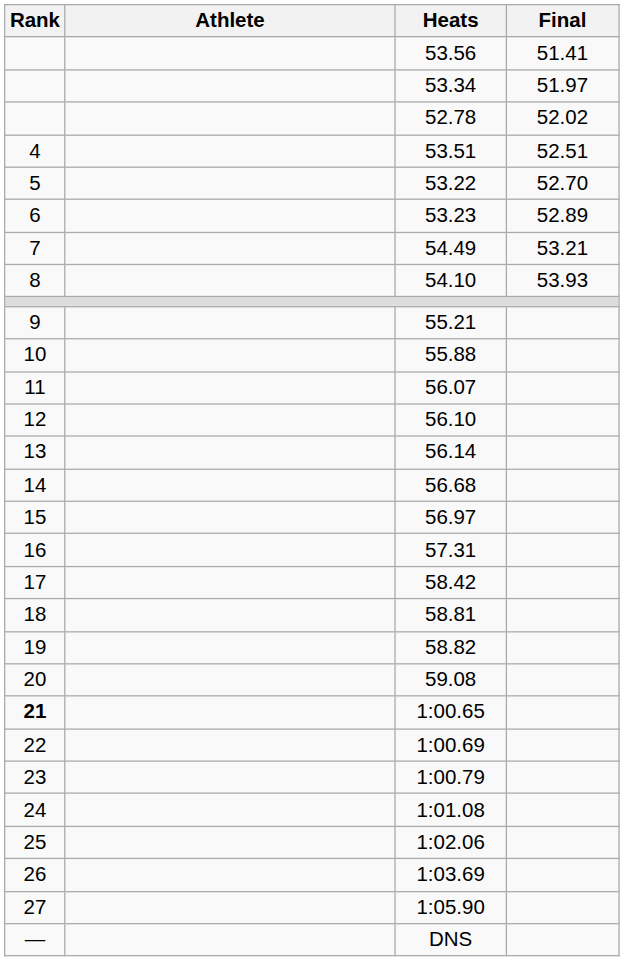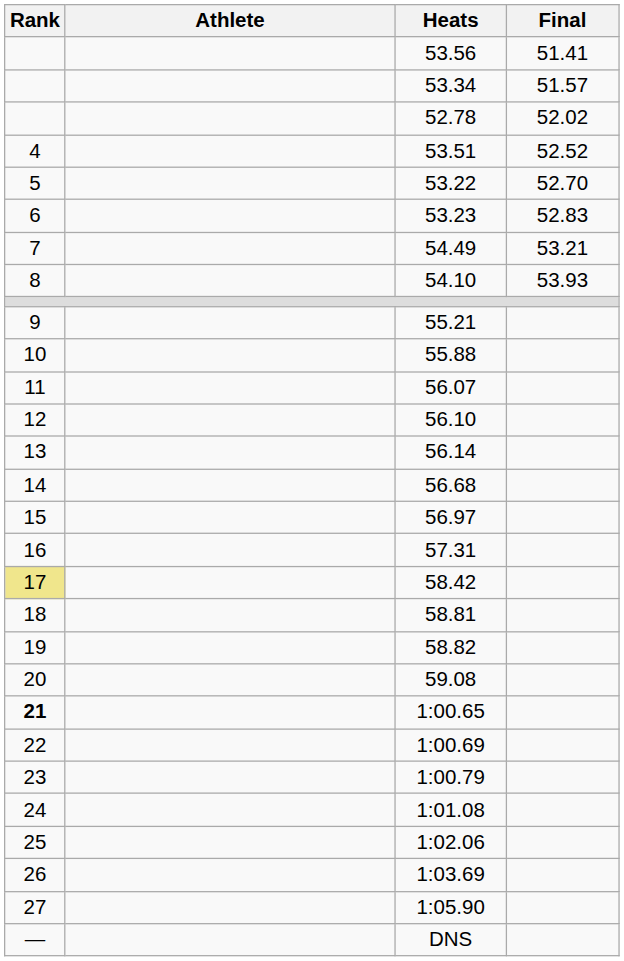(562, 85) 51.97 -> (562, 85) 51.57
(562, 150) 52.51 -> (562, 150) 52.52
(562, 215) 52.89 -> (562, 215) 52.83
(35, 582) no background -> (35, 582) khaki background
